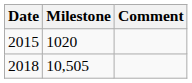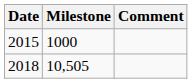(62, 41) 1020 -> (62, 41) 1000
